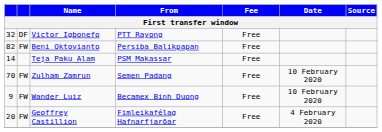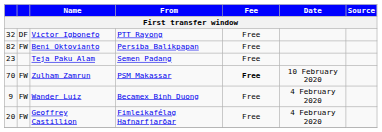(11, 59) 14 -> (11, 59) 23
(144, 59) PSM Makassar -> (144, 59) Semen Padang
(144, 76) Semen Padang -> (144, 76) PSM Makassar
(251, 76) normal -> (251, 76) bold
(313, 97) 10 February 2020 -> (313, 97) 4 February 2020
